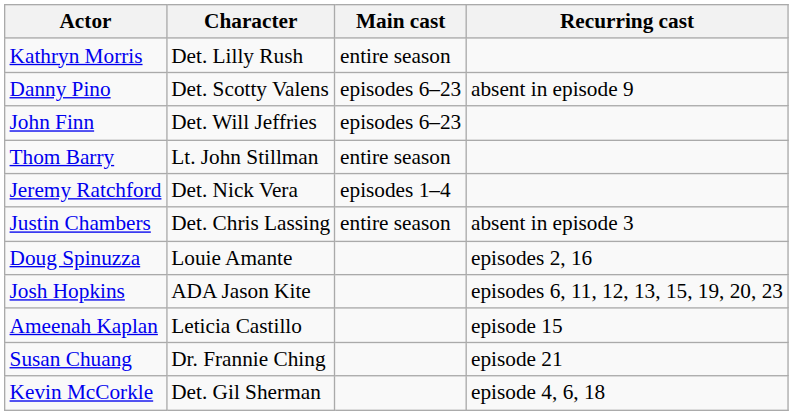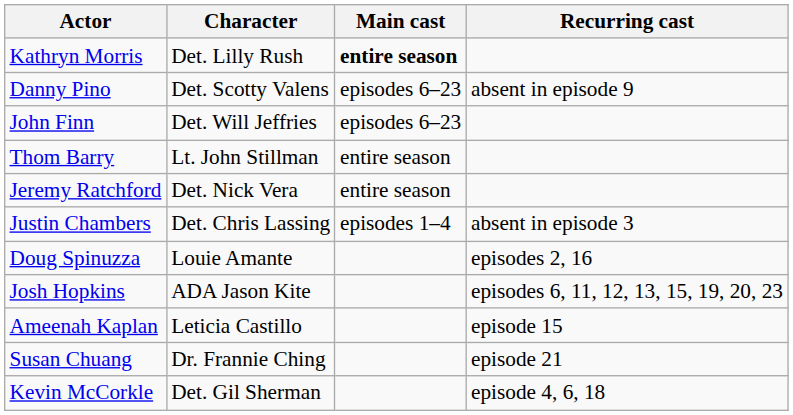(395, 55) normal -> (399, 55) bold
(395, 190) episodes 1–4 -> (395, 190) entire season
(395, 223) entire season -> (395, 223) episodes 1–4
